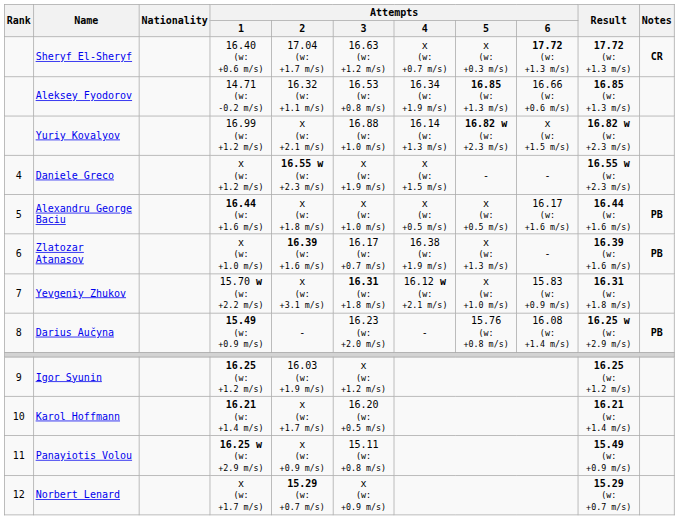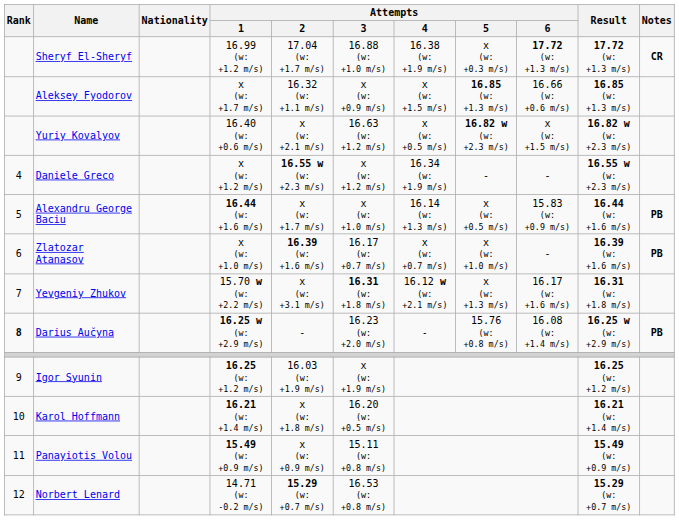(241, 57) 16.40 (w: +0.6 m/s) -> (241, 57) 16.99 (w: +1.2 m/s)
(364, 57) 16.63 (w: +1.2 m/s) -> (364, 57) 16.88 (w: +1.0 m/s)
(425, 57) x (w: +0.7 m/s) -> (425, 57) 16.38 (w: +1.9 m/s)
(241, 96) 14.71 (w: -0.2 m/s) -> (241, 96) x (w: +1.7 m/s)
(364, 96) 16.53 (w: +0.8 m/s) -> (364, 96) x (w: +0.9 m/s)
(425, 96) 16.34 (w: +1.9 m/s) -> (425, 96) x (w: +1.5 m/s)
(241, 136) 16.99 (w: +1.2 m/s) -> (241, 136) 16.40 (w: +0.6 m/s)
(364, 136) 16.88 (w: +1.0 m/s) -> (364, 136) 16.63 (w: +1.2 m/s)
(425, 136) 16.14 (w: +1.3 m/s) -> (425, 136) x (w: +0.5 m/s)
(364, 175) x (w: +1.9 m/s) -> (364, 175) x (w: +1.2 m/s)
(425, 175) x (w: +1.5 m/s) -> (425, 175) 16.34 (w: +1.9 m/s)
(302, 214) x (w: +1.8 m/s) -> (302, 214) x (w: +1.7 m/s)
(425, 214) x (w: +0.5 m/s) -> (425, 214) 16.14 (w: +1.3 m/s)
(547, 214) 16.17 (w: +1.6 m/s) -> (547, 214) 15.83 (w: +0.9 m/s)
(425, 254) 16.38 (w: +1.9 m/s) -> (425, 254) x (w: +0.7 m/s)
(486, 254) x (w: +1.3 m/s) -> (486, 254) x (w: +1.0 m/s)
(486, 293) x (w: +1.0 m/s) -> (486, 293) x (w: +1.3 m/s)
(547, 293) 15.83 (w: +0.9 m/s) -> (547, 293) 16.17 (w: +1.6 m/s)
(19, 333) normal -> (19, 333) bold
(241, 333) 15.49 (w: +0.9 m/s) -> (241, 333) 16.25 w (w: +2.9 m/s)
(364, 377) x (w: +1.2 m/s) -> (364, 377) x (w: +1.9 m/s)
(302, 416) x (w: +1.7 m/s) -> (302, 416) x (w: +1.8 m/s)
(241, 456) 16.25 w (w: +2.9 m/s) -> (241, 456) 15.49 (w: +0.9 m/s)
(241, 495) x (w: +1.7 m/s) -> (241, 495) 14.71 (w: -0.2 m/s)
(364, 495) x (w: +0.9 m/s) -> (364, 495) 16.53 (w: +0.8 m/s)
